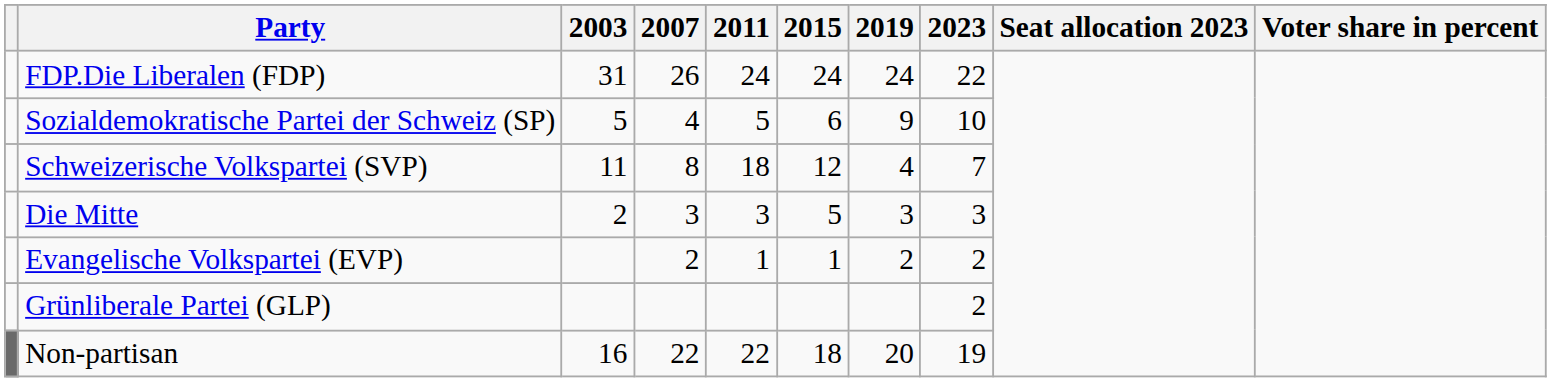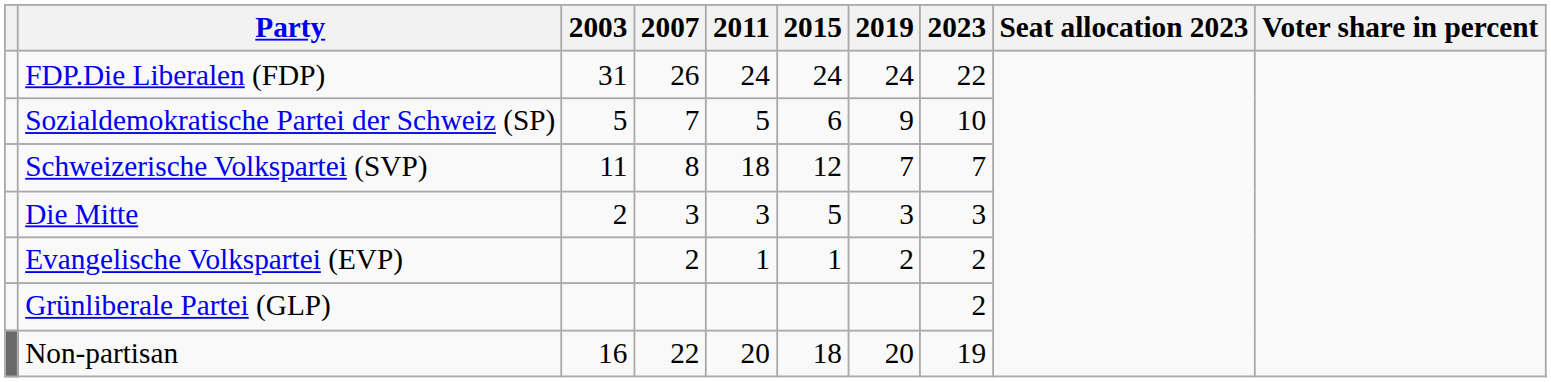(692, 120) 4 -> (692, 120) 7
(907, 167) 4 -> (907, 167) 7
(755, 352) 22 -> (755, 352) 20
